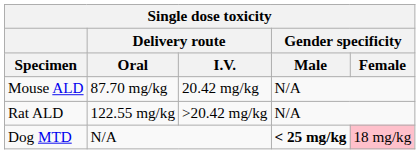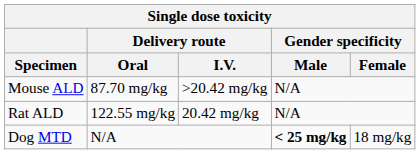(220, 88) 20.42 mg/kg -> (225, 88) >20.42 mg/kg
(225, 112) >20.42 mg/kg -> (220, 112) 20.42 mg/kg
(382, 137) pink background -> (382, 137) no background
